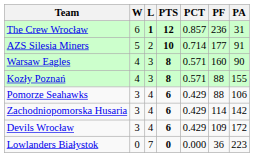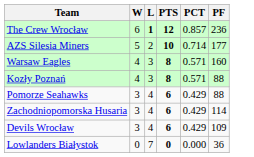- column: (239, 12)
